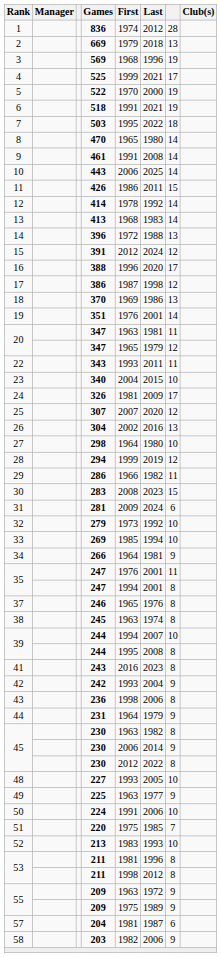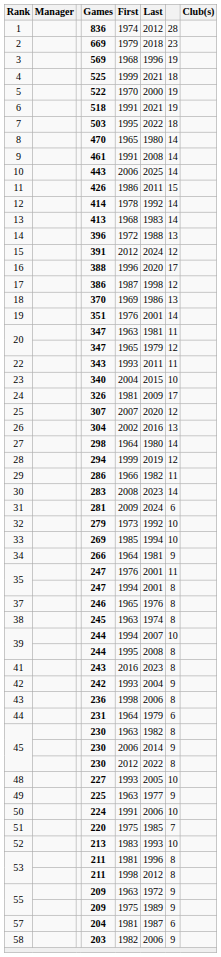(173, 44) 13 -> (173, 44) 23
(173, 76) 17 -> (173, 76) 18
(173, 444) 10 -> (173, 444) 14
(173, 492) 15 -> (173, 492) 14
(173, 715) 9 -> (173, 715) 6
